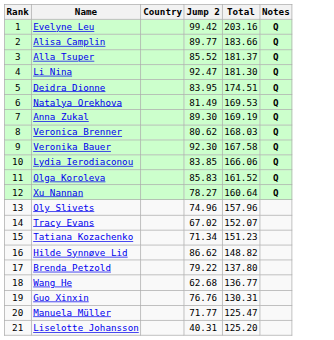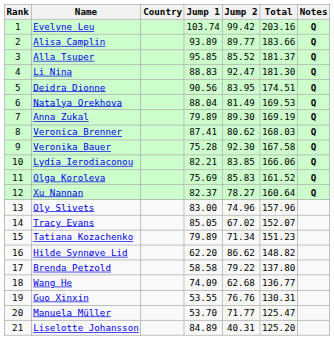+ column: (203, 12)
